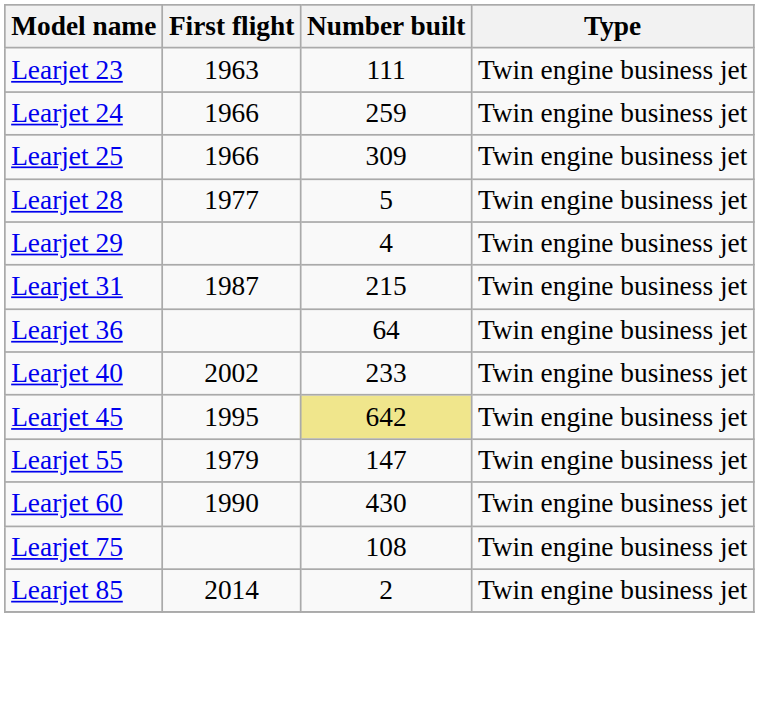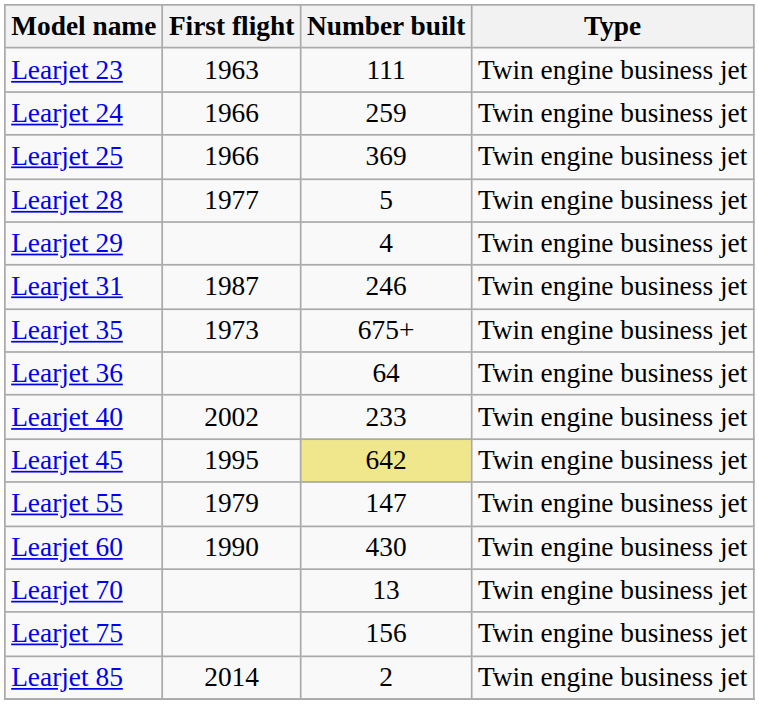(386, 156) 309 -> (386, 156) 369
(386, 286) 215 -> (386, 286) 246
+ row: (67, 329)
+ row: (67, 590)
(386, 546) 108 -> (386, 633) 156
